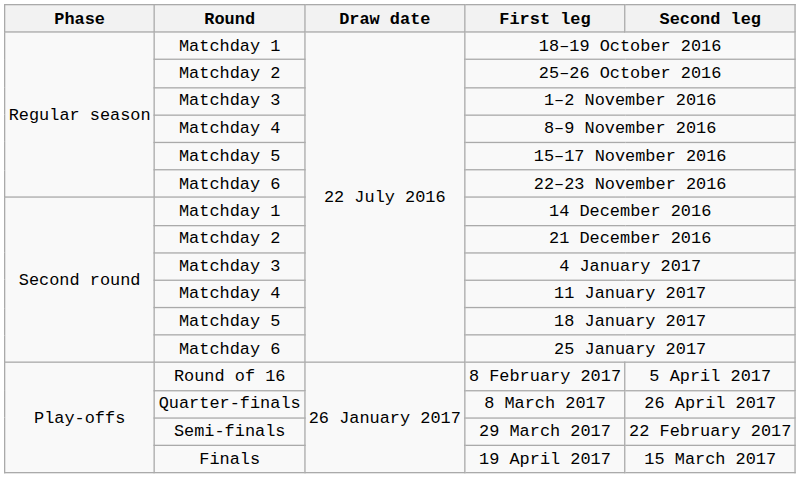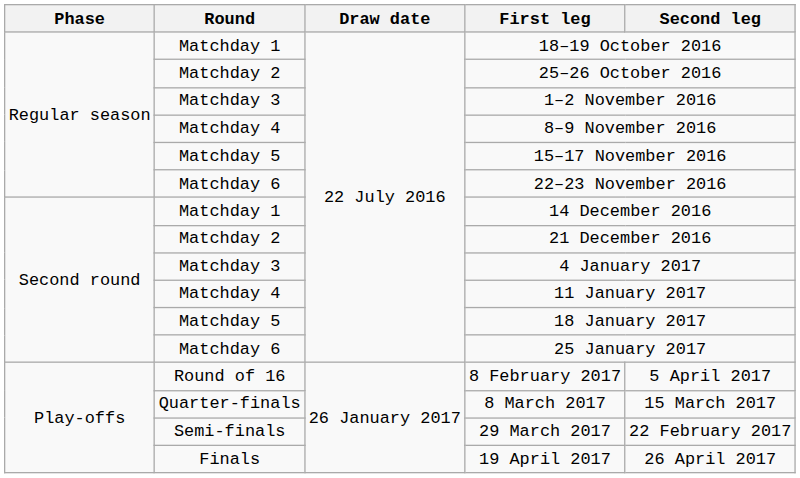(710, 404) 26 April 2017 -> (710, 404) 15 March 2017
(710, 459) 15 March 2017 -> (710, 459) 26 April 2017
